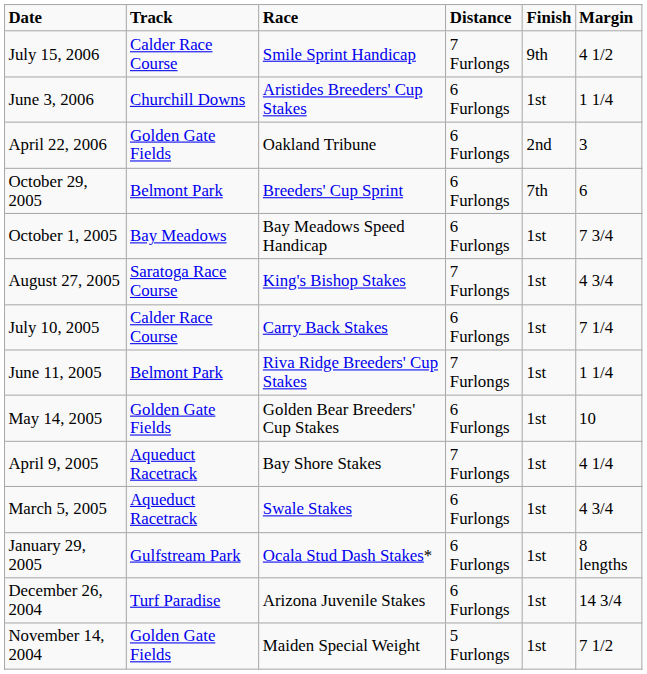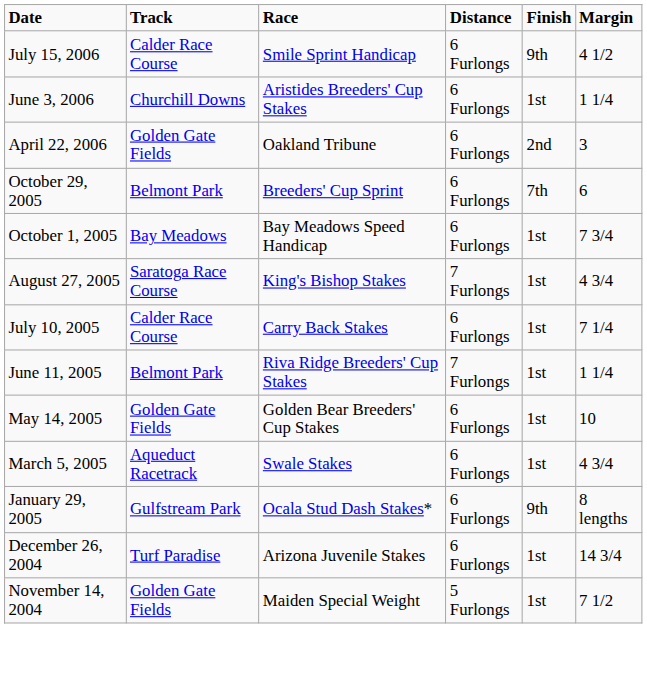(480, 53) 7 Furlongs -> (480, 53) 6 Furlongs
- row: (53, 463)
(536, 554) 1st -> (537, 509) 9th
